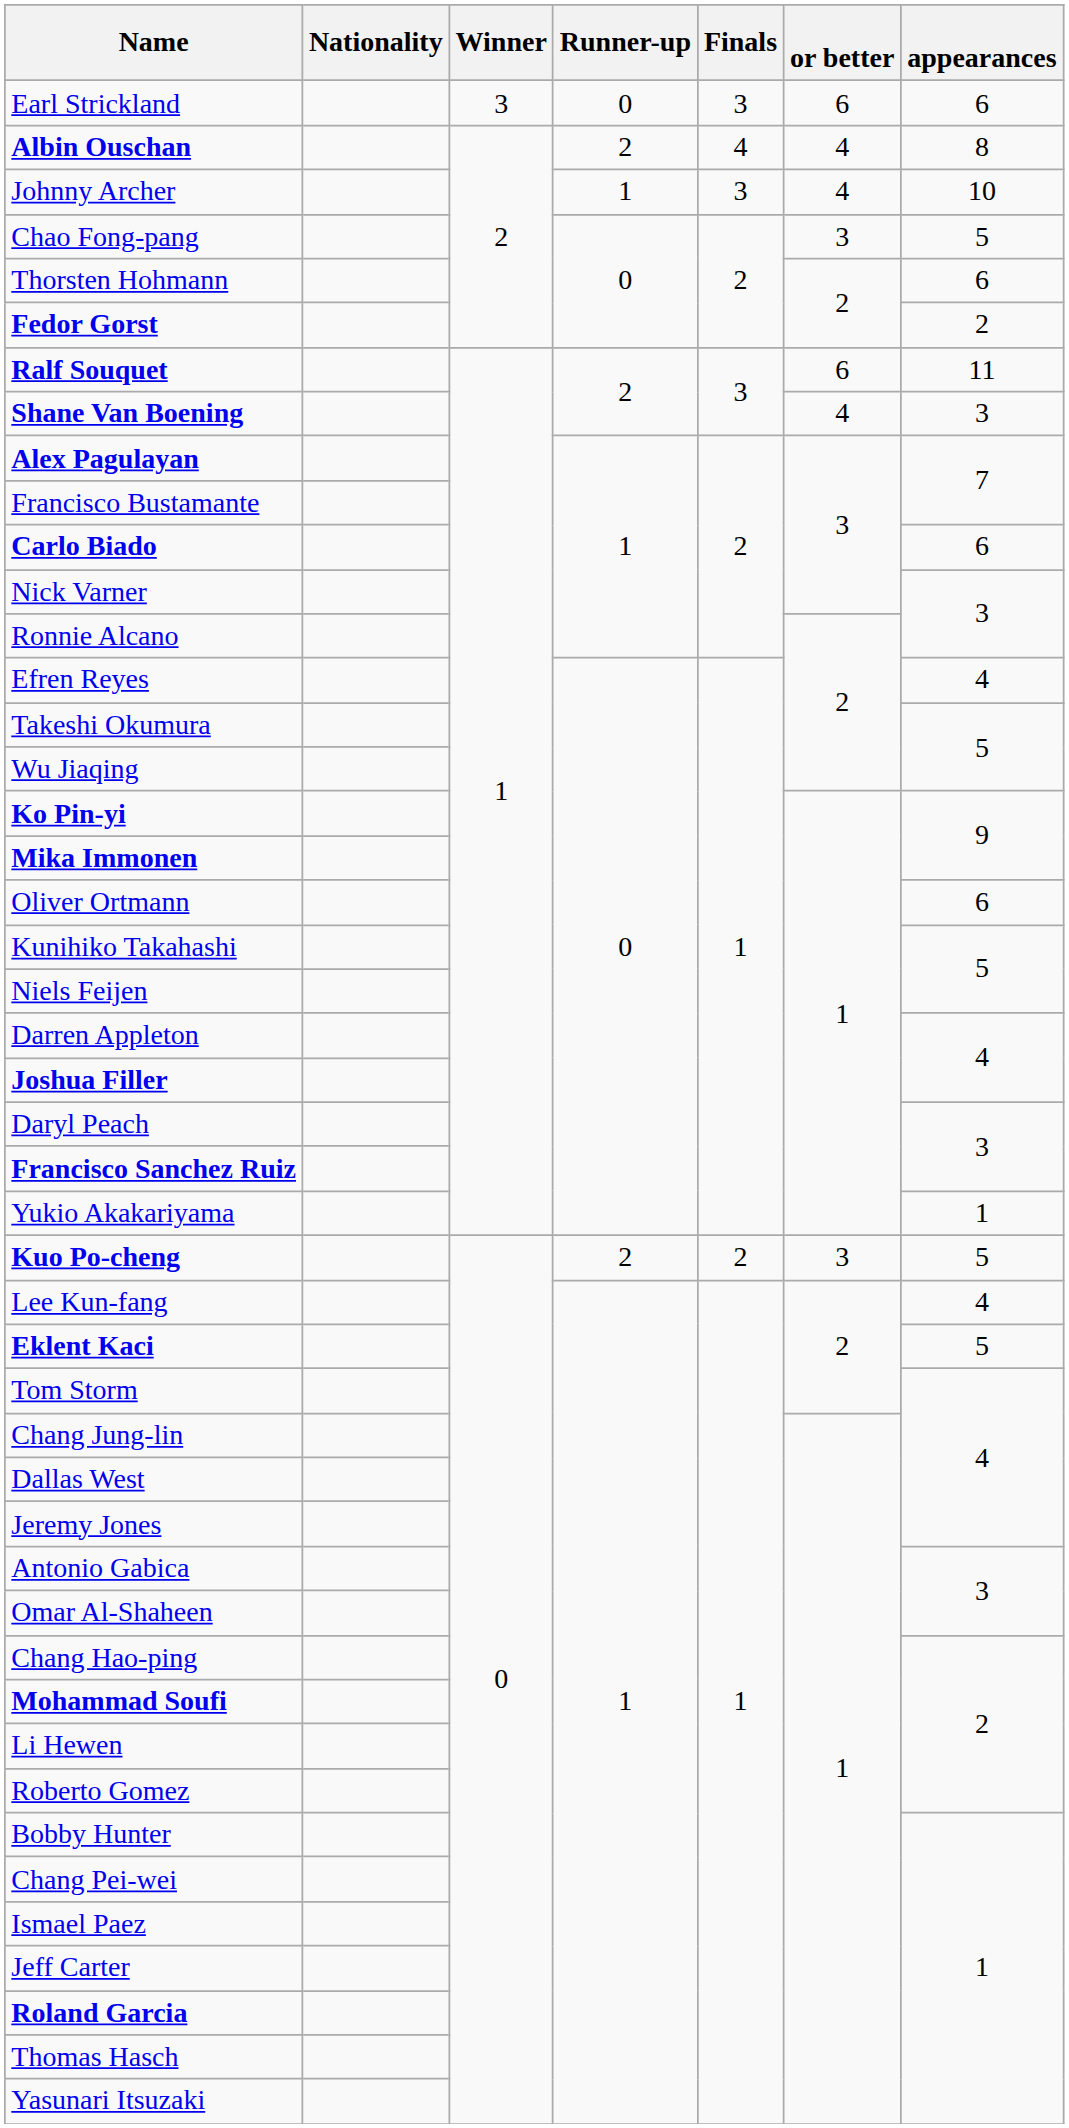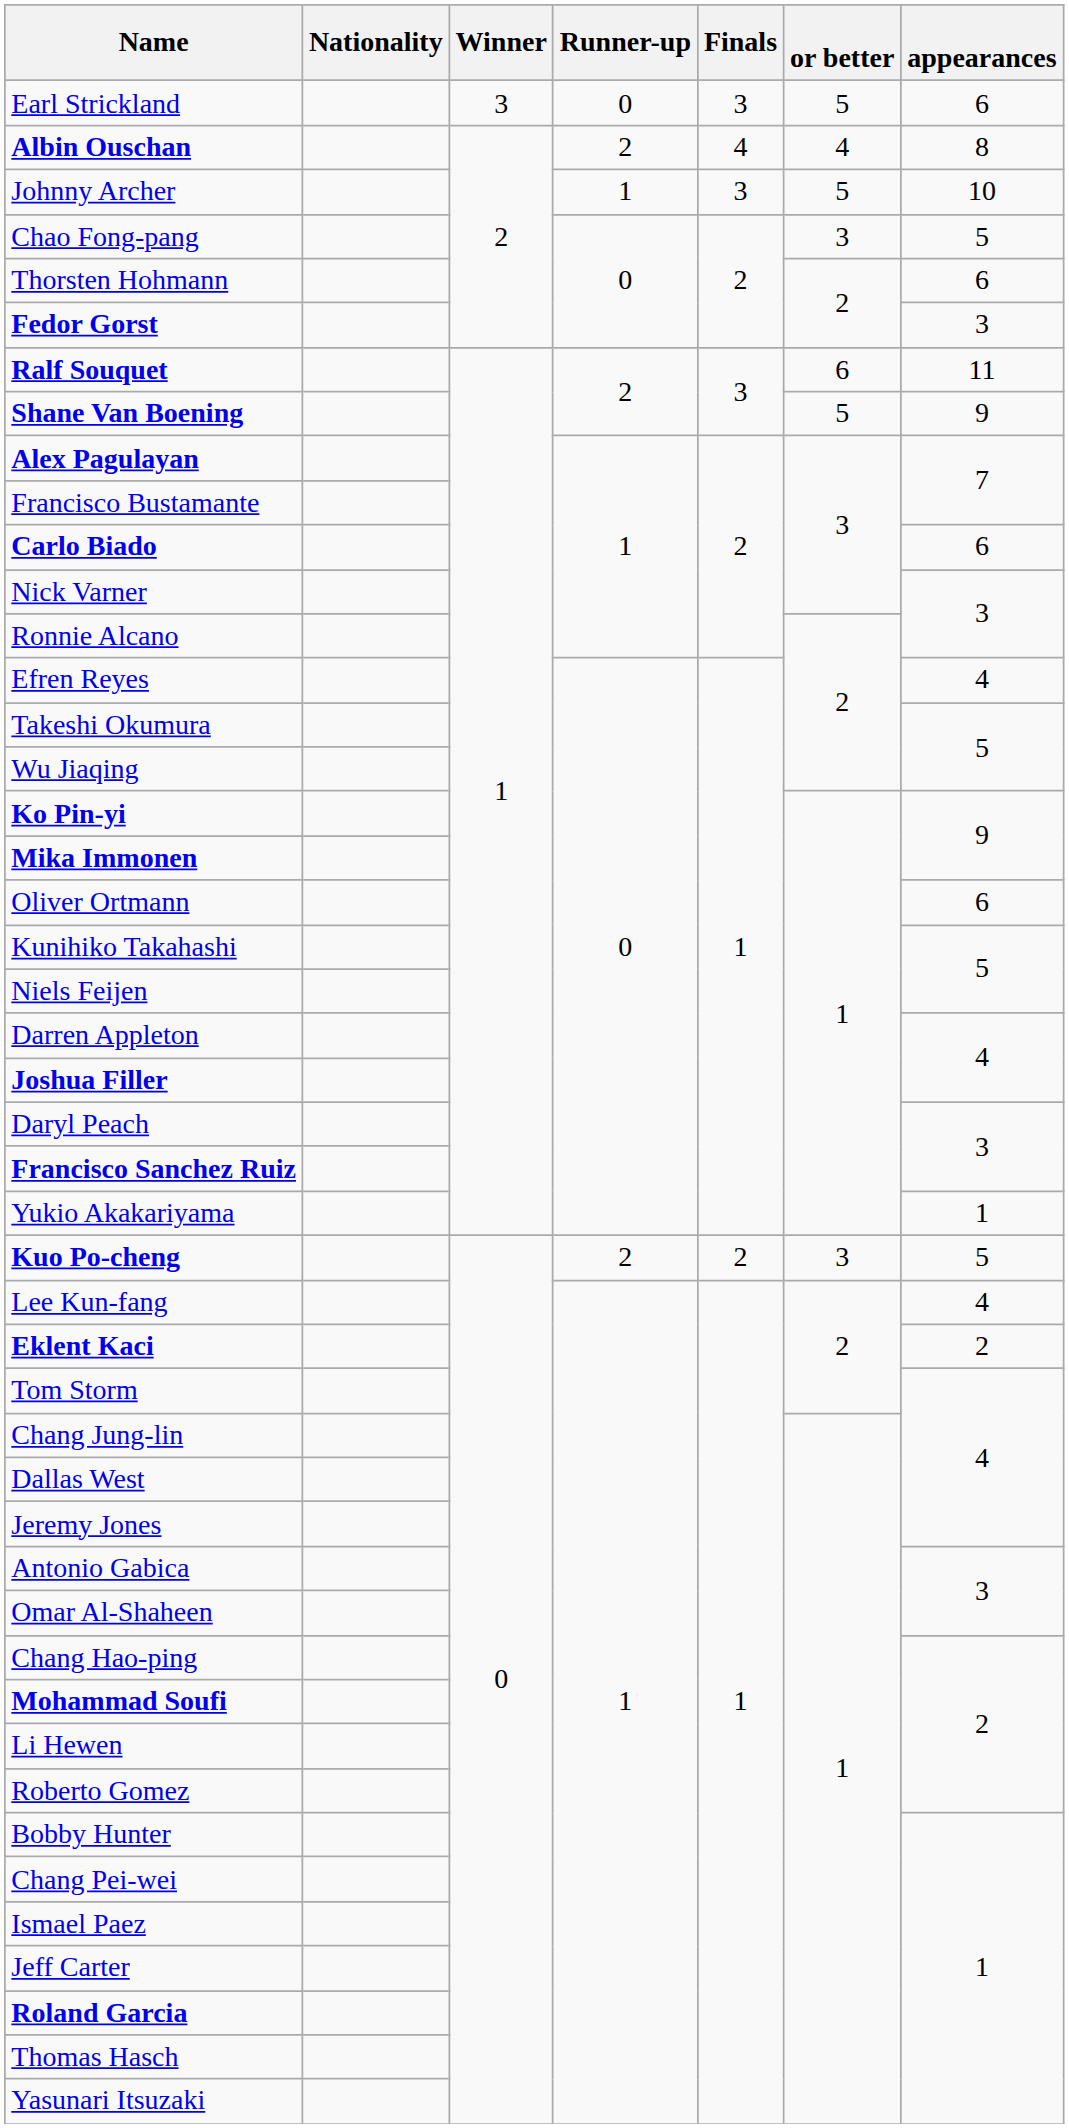(842, 102) 6 -> (842, 102) 5
(842, 191) 4 -> (842, 191) 5
(982, 324) 2 -> (982, 324) 3
(842, 413) 4 -> (842, 413) 5
(982, 413) 3 -> (982, 413) 9
(982, 1345) 5 -> (982, 1345) 2
